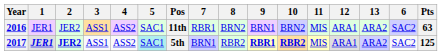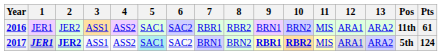columns swapped: (404, 12) <-> (178, 12)
(233, 27) BRN2 -> (239, 27) RBR2
(427, 27) 63 -> (427, 27) 61
(233, 43) RBR2 -> (239, 43) BRN2
(427, 43) 125 -> (427, 43) 124
